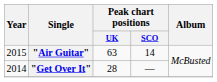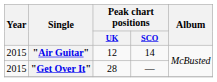(112, 53) 63 -> (112, 53) 12
(17, 68) 2014 -> (17, 68) 2015
